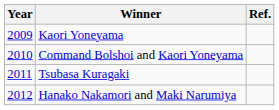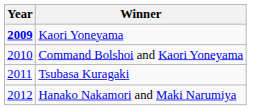- column: (260, 14)
(20, 34) normal -> (20, 34) bold
